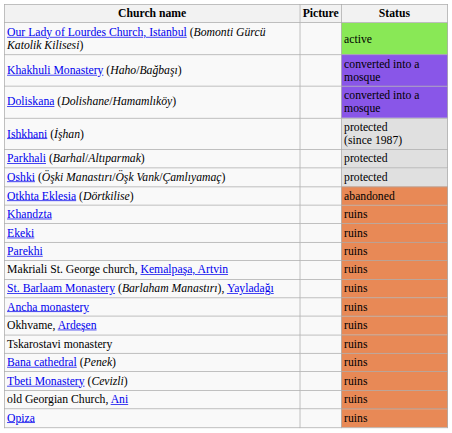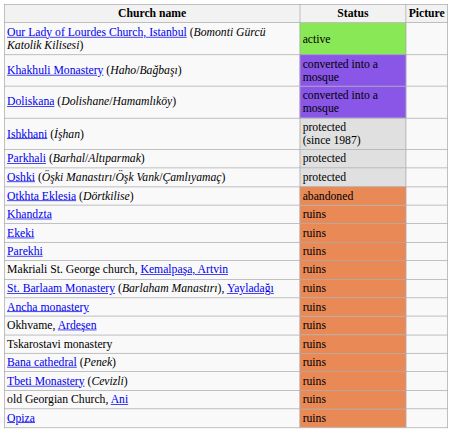columns swapped: (321, 13) <-> (394, 13)
